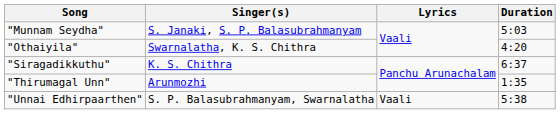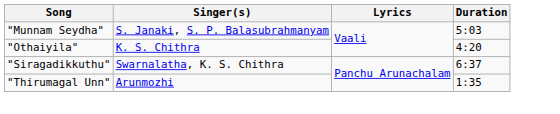(232, 48) Swarnalatha, K. S. Chithra -> (158, 48) K. S. Chithra
(190, 65) K. S. Chithra -> (200, 65) Swarnalatha, K. S. Chithra
- row: (75, 100)
